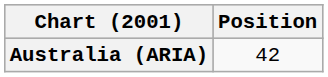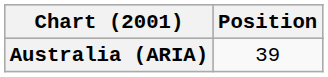(268, 55) 42 -> (268, 55) 39
